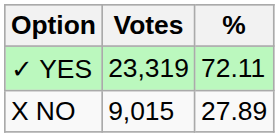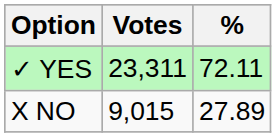(149, 68) 23,319 -> (148, 68) 23,311
